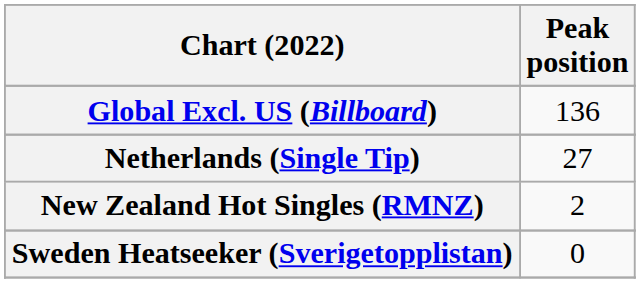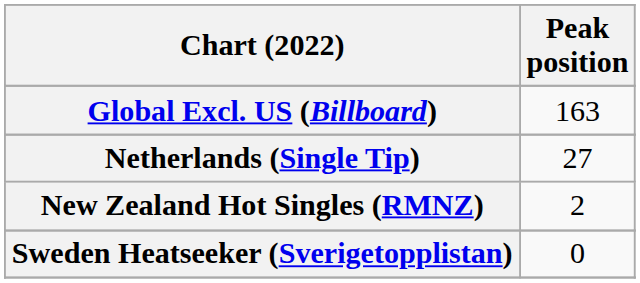(577, 109) 136 -> (577, 109) 163
